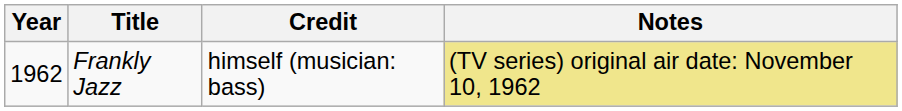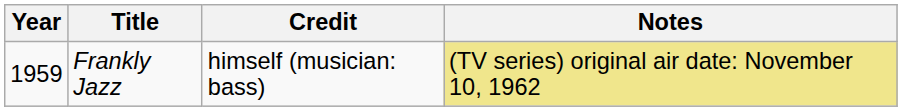(36, 73) 1962 -> (36, 73) 1959
